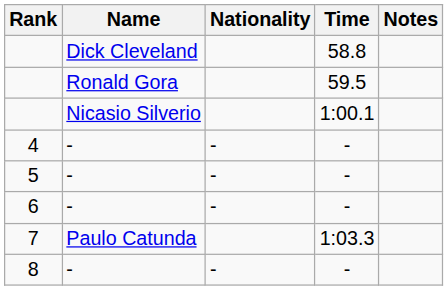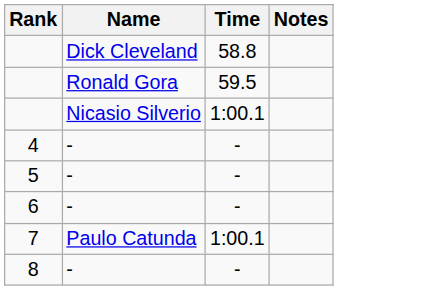- column: (260, 20)
(347, 238) 1:03.3 -> (237, 238) 1:00.1
